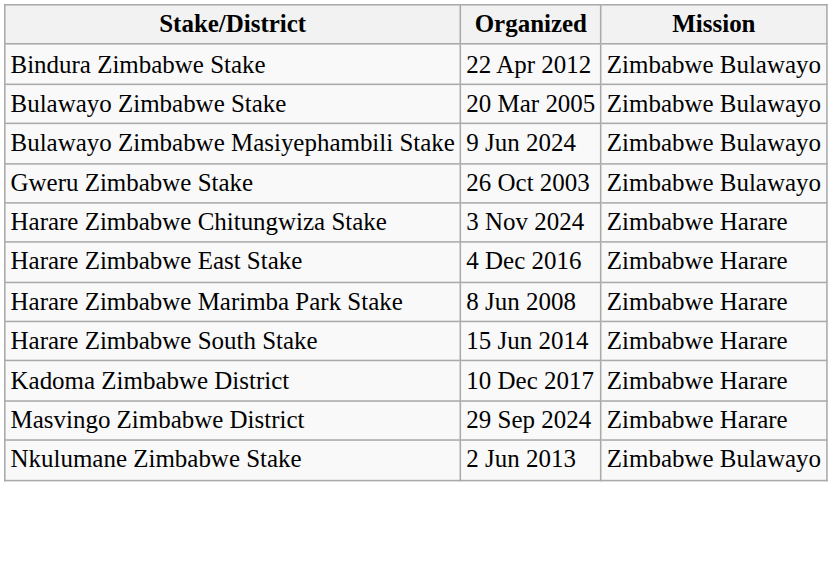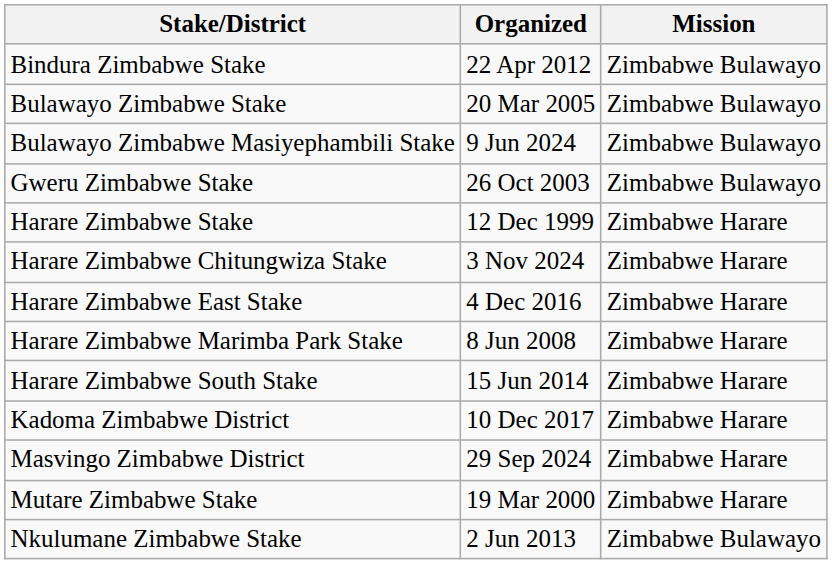+ row: (132, 222)
+ row: (134, 499)
